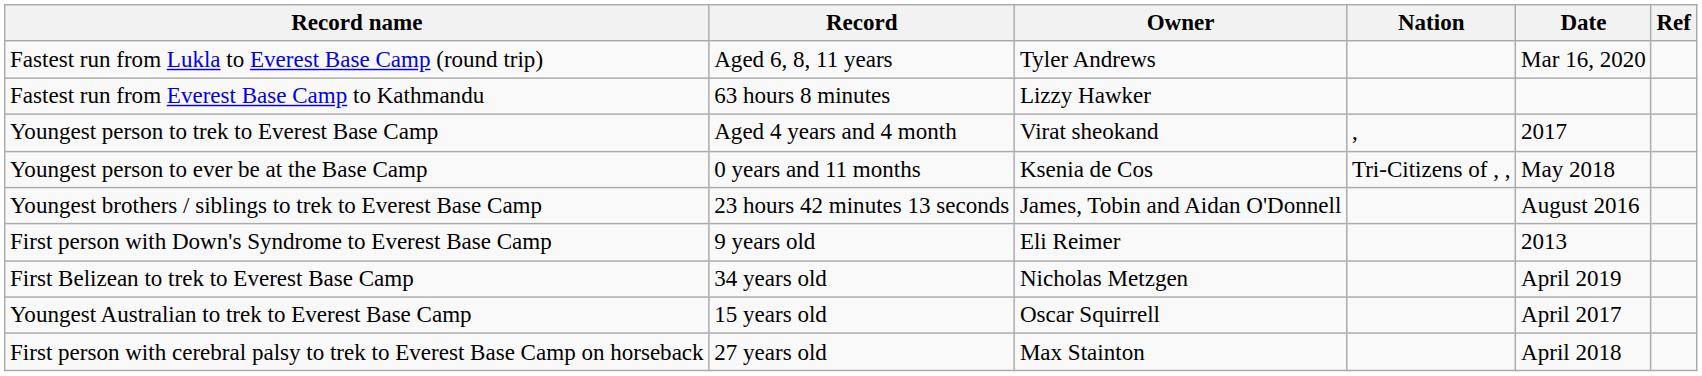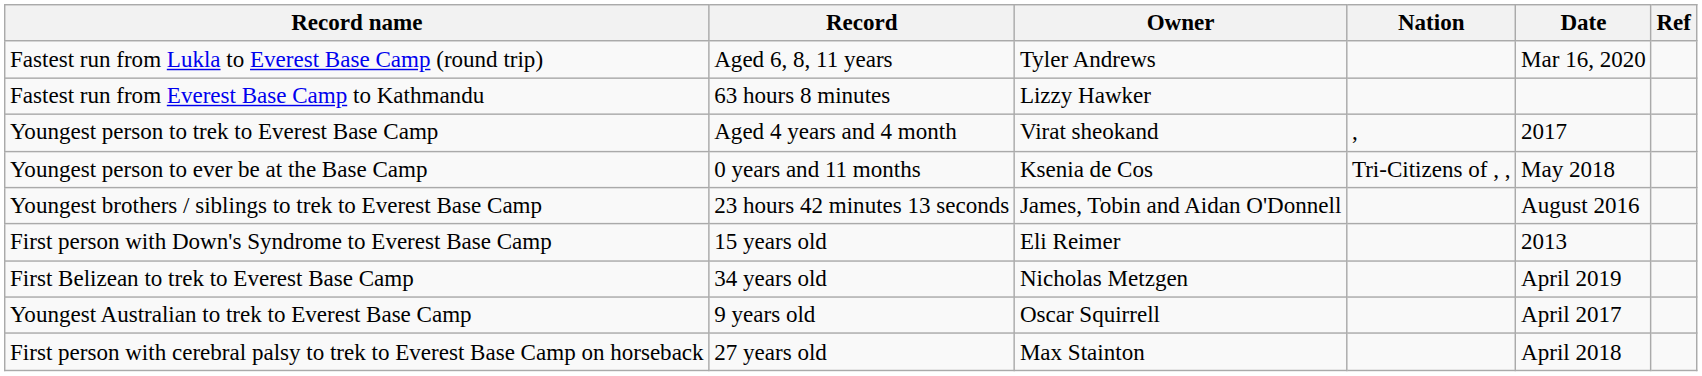(765, 242) 9 years old -> (771, 242) 15 years old
(771, 315) 15 years old -> (765, 315) 9 years old
